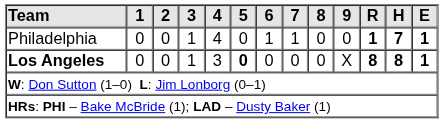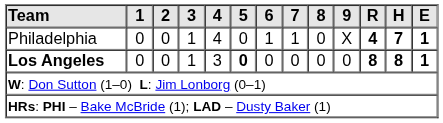(347, 38) 0 -> (347, 38) X
(373, 38) 1 -> (373, 38) 4
(347, 61) X -> (347, 61) 0
